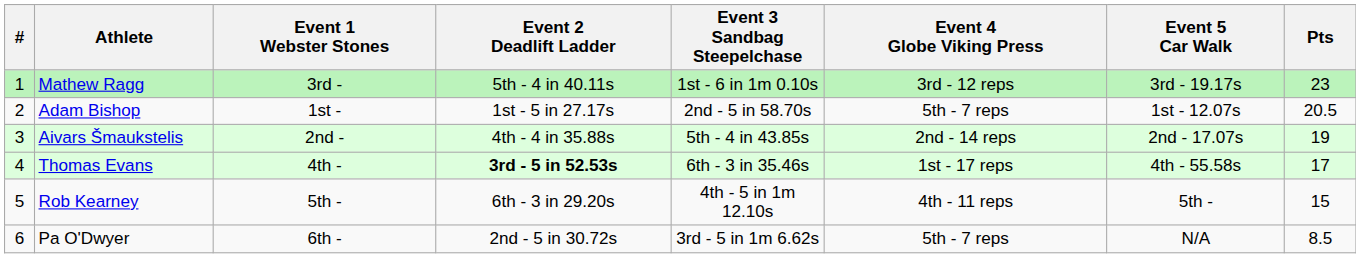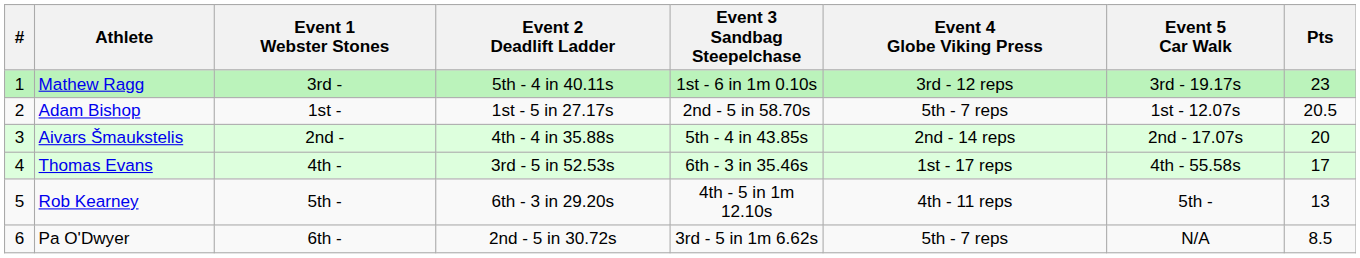(1320, 138) 19 -> (1320, 138) 20
(553, 165) bold -> (553, 165) normal
(1320, 201) 15 -> (1320, 201) 13
